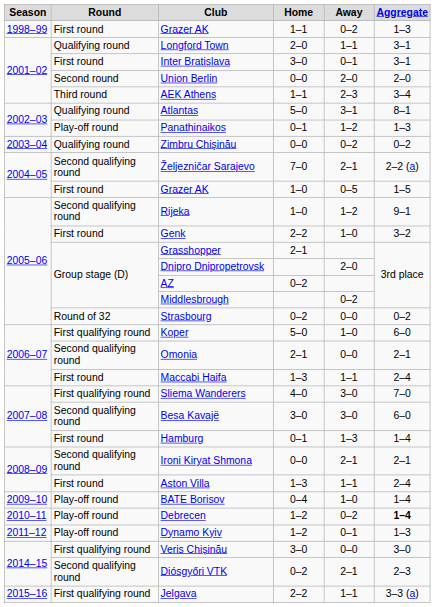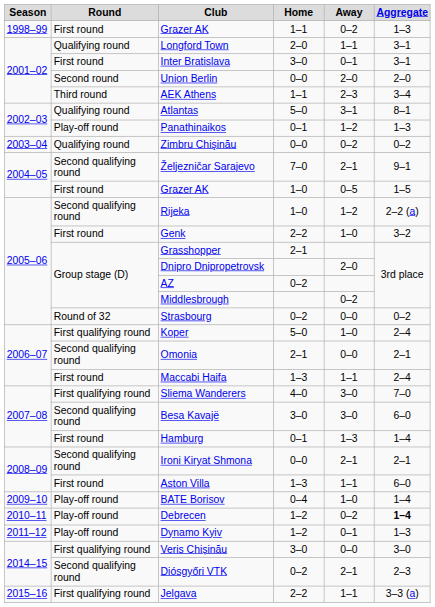(402, 167) 2–2 (a) -> (402, 167) 9–1
(402, 211) 9–1 -> (402, 211) 2–2 (a)
(402, 333) 6–0 -> (402, 333) 2–4
(402, 483) 2–4 -> (402, 483) 6–0
